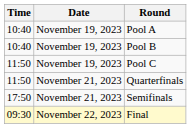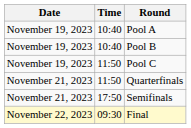columns swapped: (79, 13) <-> (19, 13)
